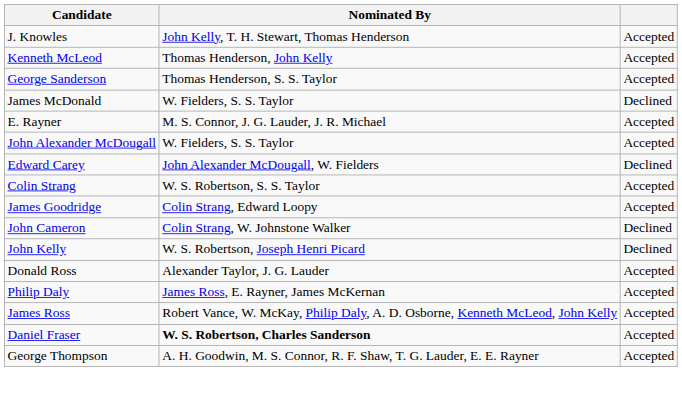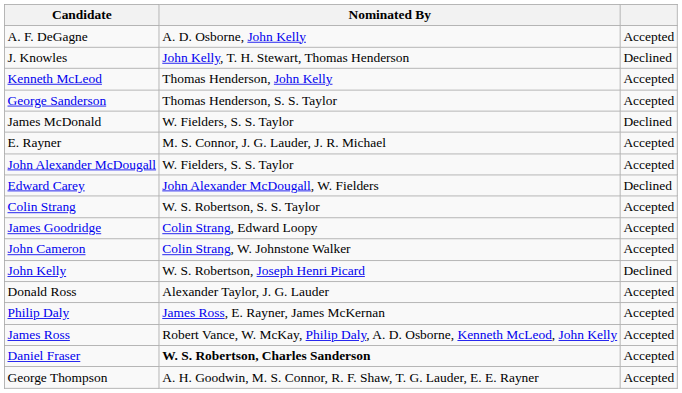+ row: (48, 36)
(649, 36) Accepted -> (648, 57) Declined
(648, 228) Declined -> (649, 249) Accepted
